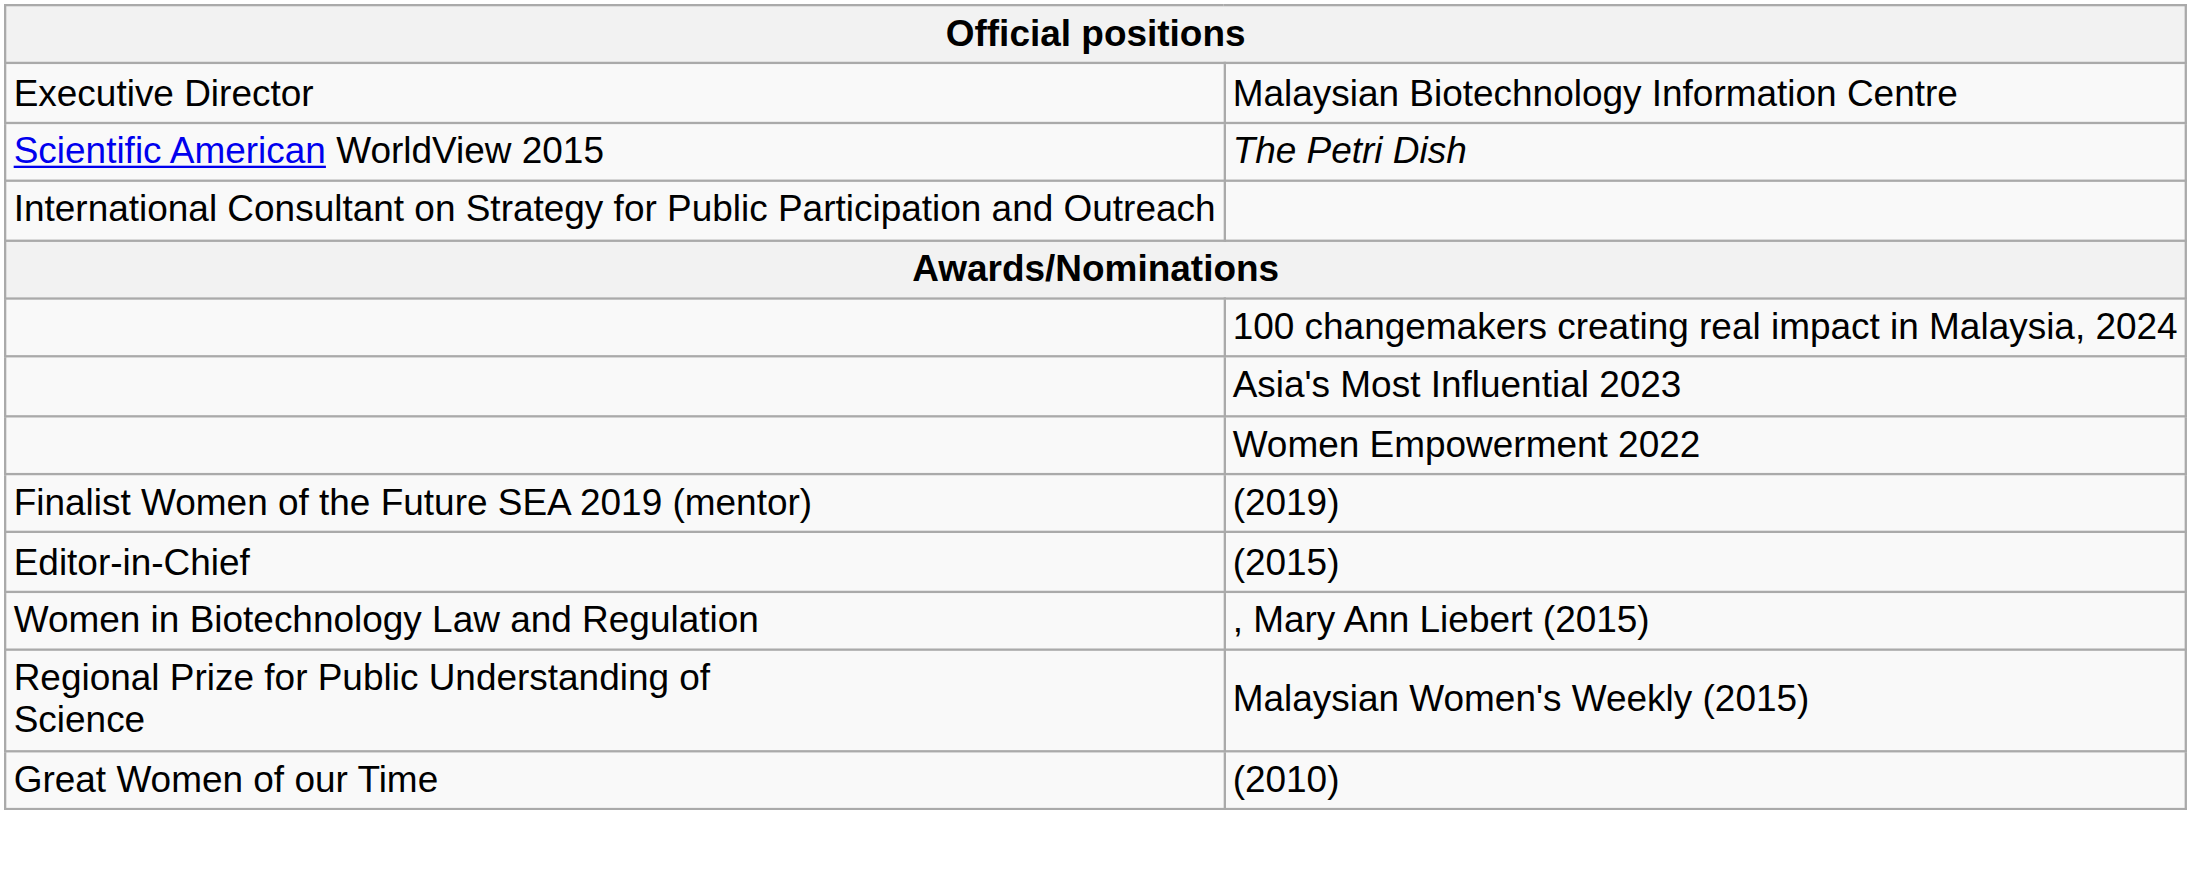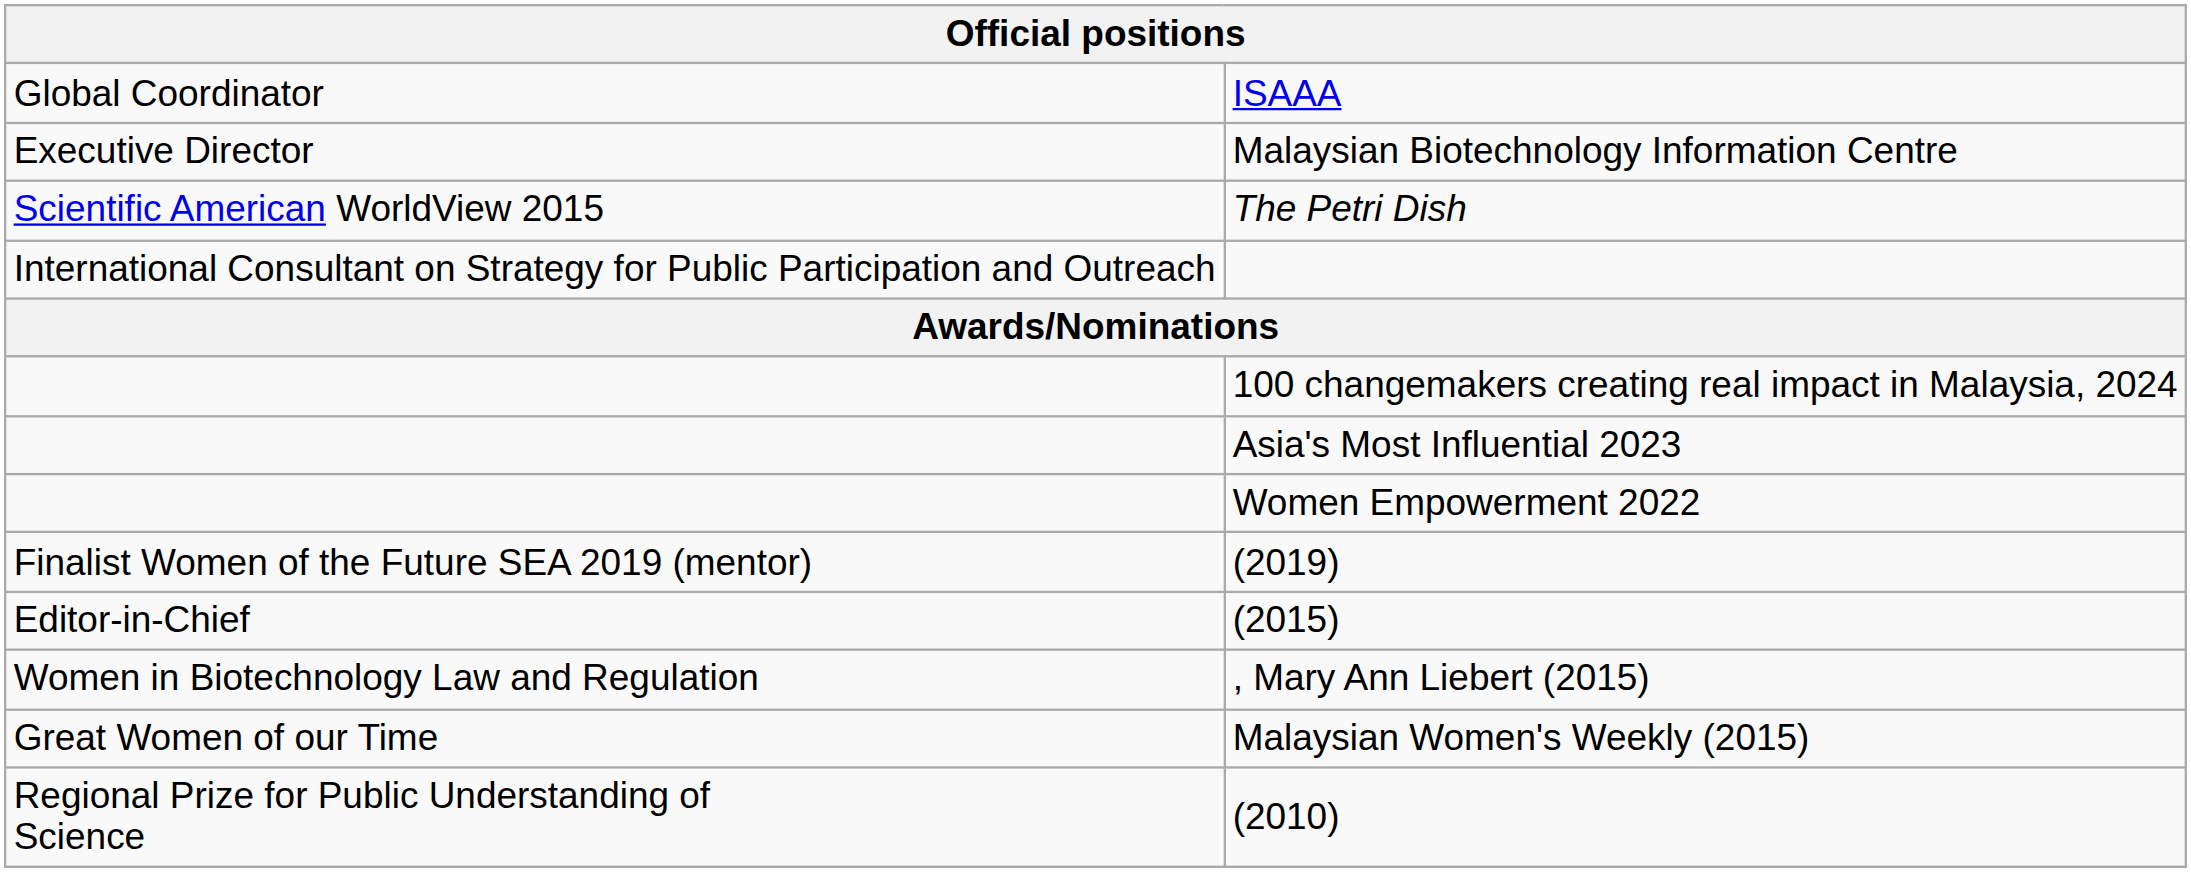+ row: (1287, 92)
(362, 699) Regional Prize for Public Understanding of Science -> (226, 737) Great Women of our Time
(226, 778) Great Women of our Time -> (362, 816) Regional Prize for Public Understanding of Science
